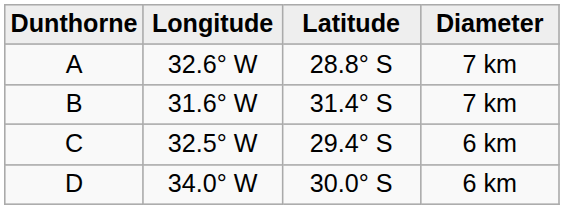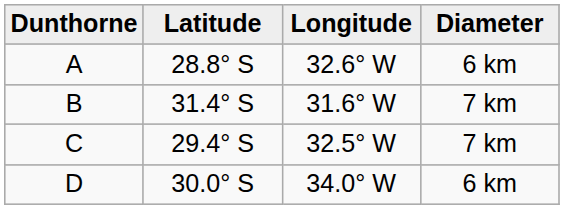columns swapped: (351, 24) <-> (213, 24)
(490, 64) 7 km -> (490, 64) 6 km
(490, 143) 6 km -> (490, 143) 7 km
